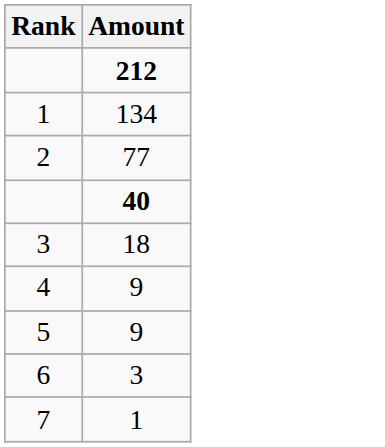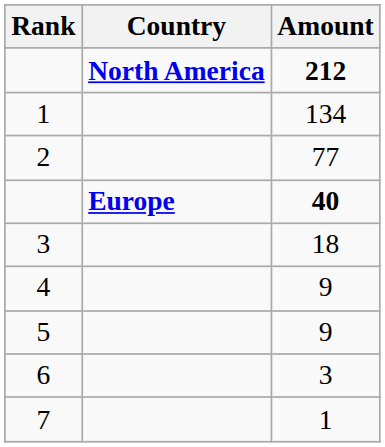+ column: (176, 26)
